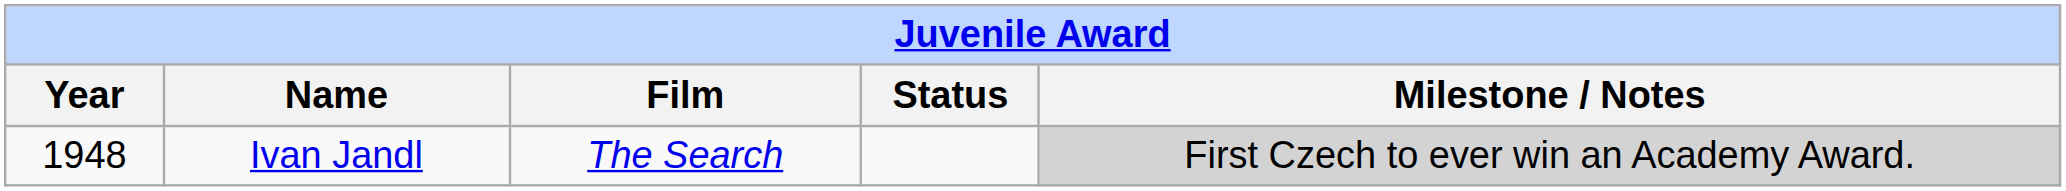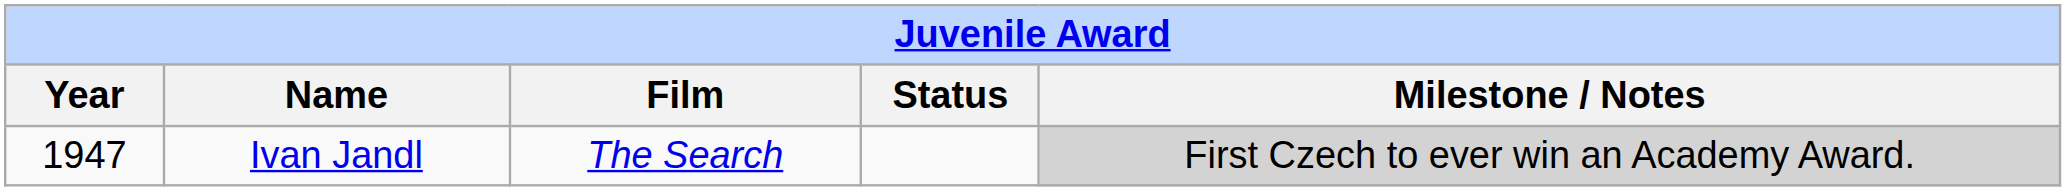(84, 154) 1948 -> (84, 154) 1947
